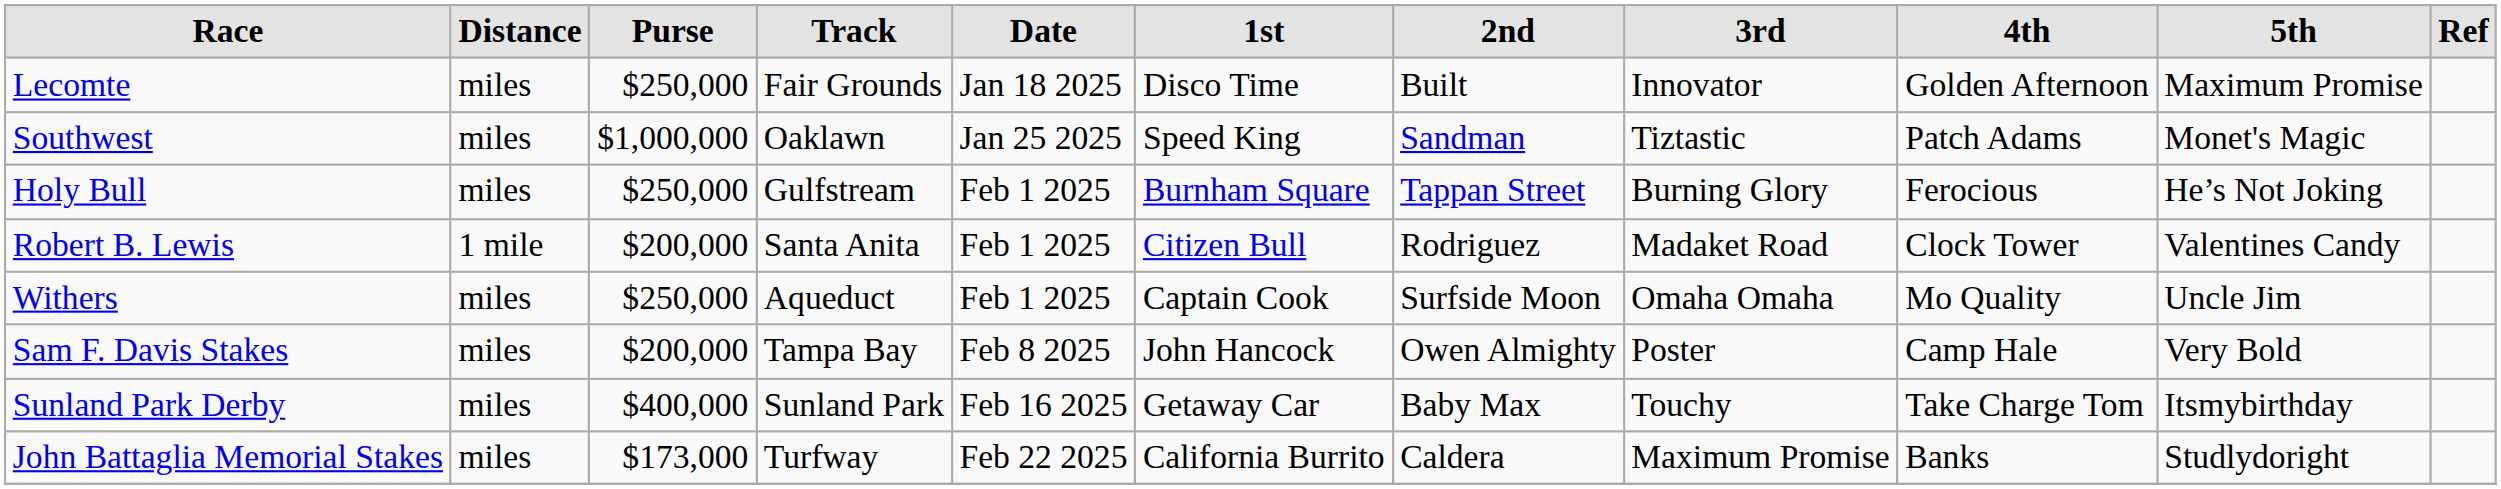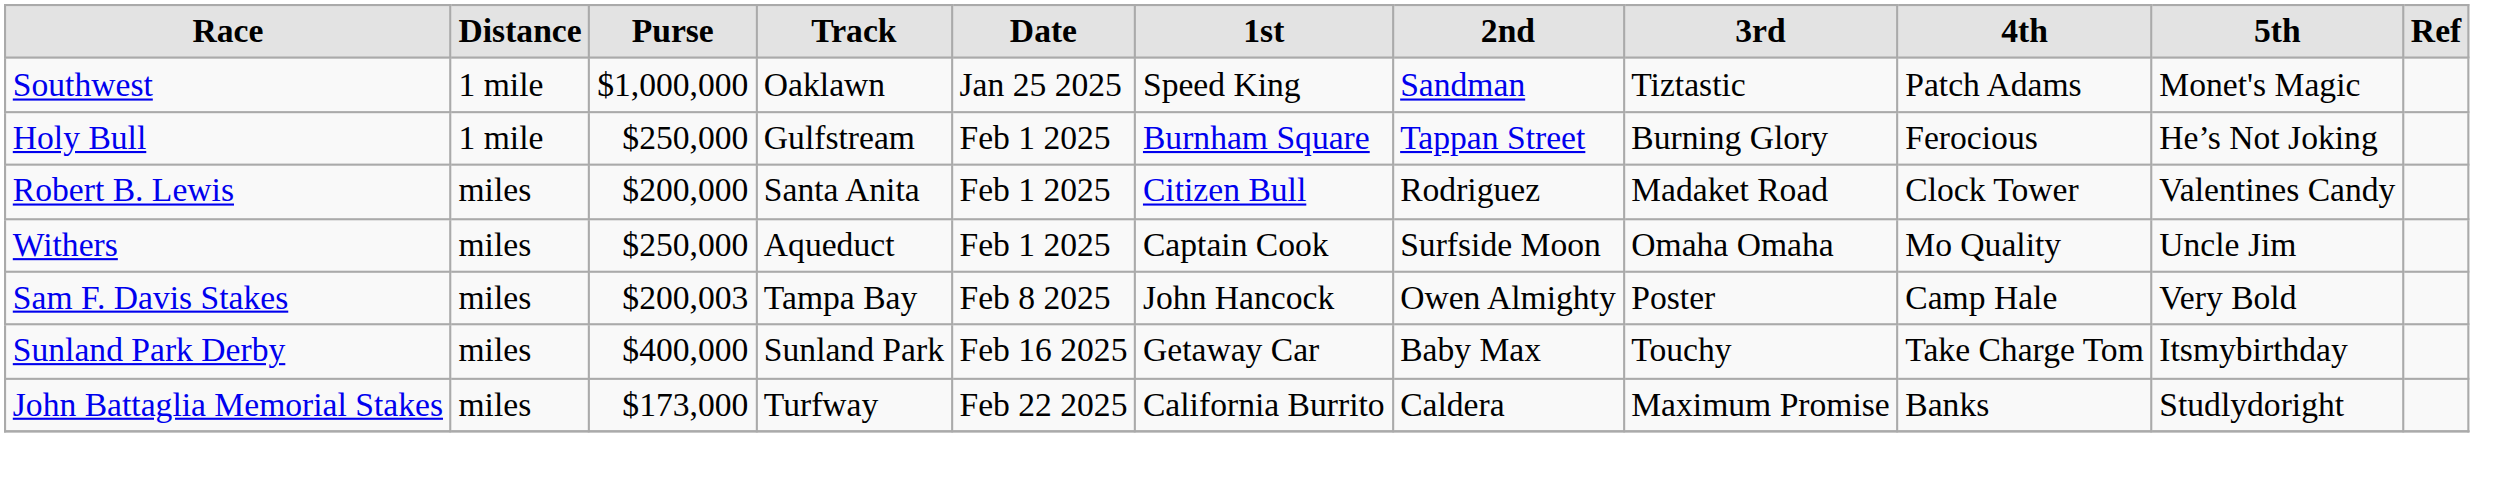- row: (72, 84)
(495, 137) miles -> (501, 84) 1 mile
(495, 191) miles -> (501, 137) 1 mile
(501, 244) 1 mile -> (495, 191) miles
(685, 350) $200,000 -> (685, 297) $200,003
